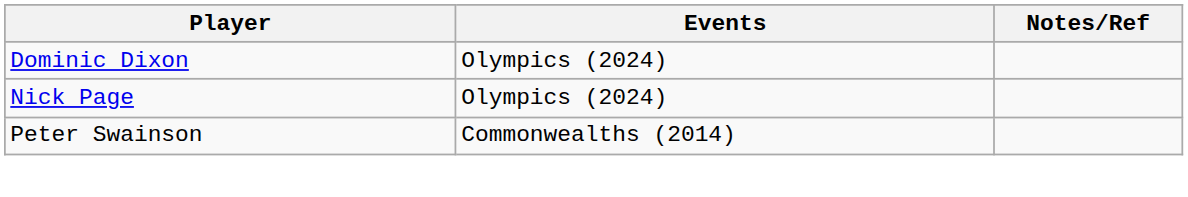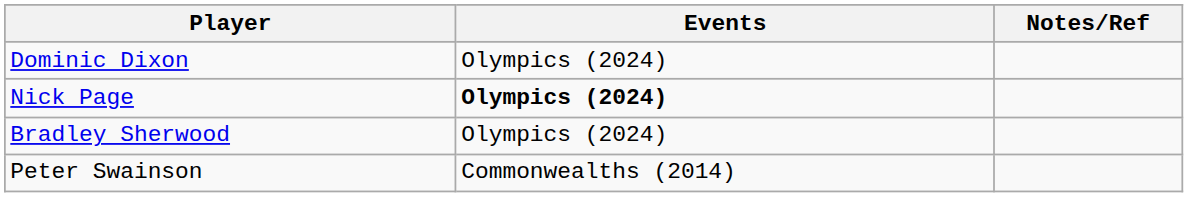(564, 98) normal -> (564, 98) bold
+ row: (120, 135)
